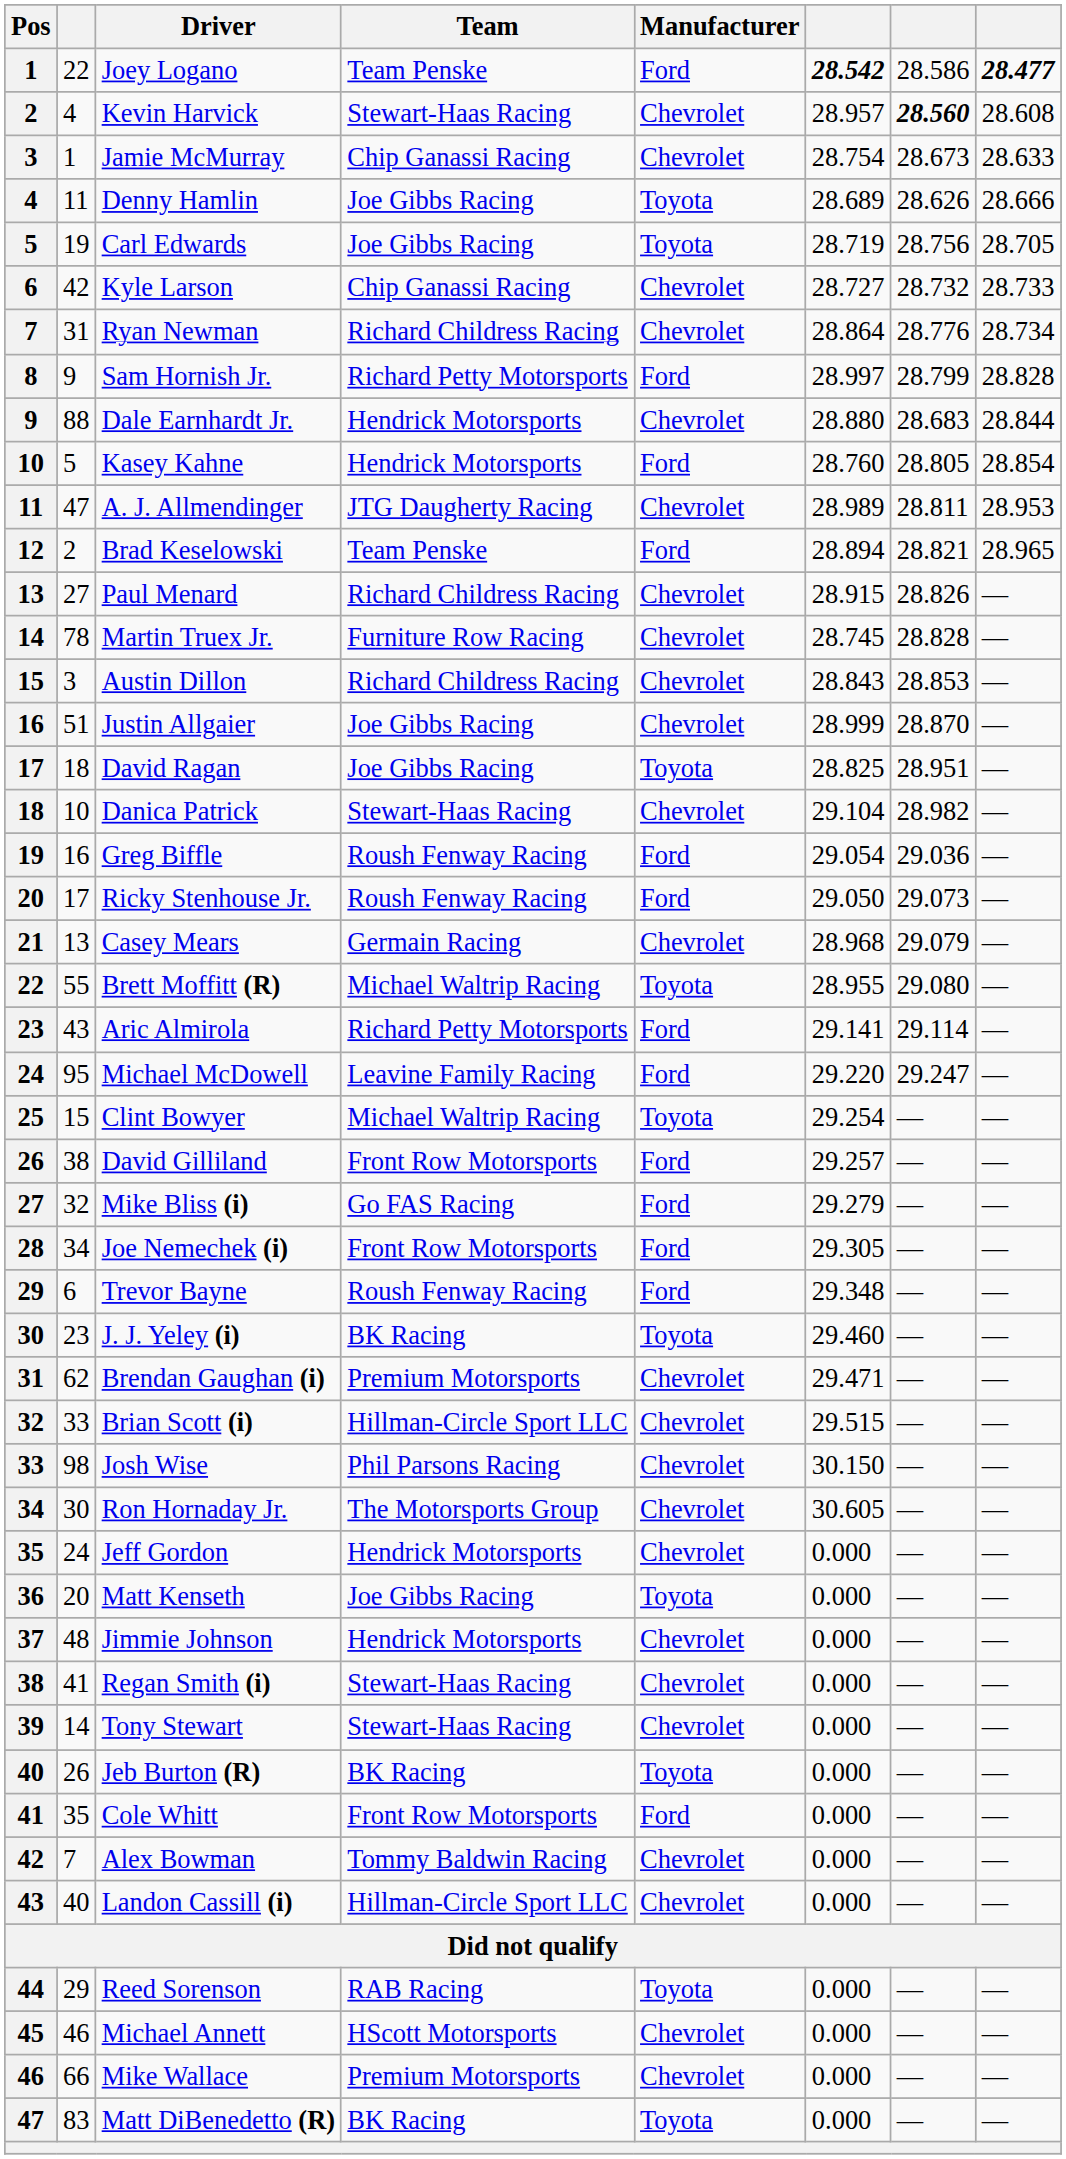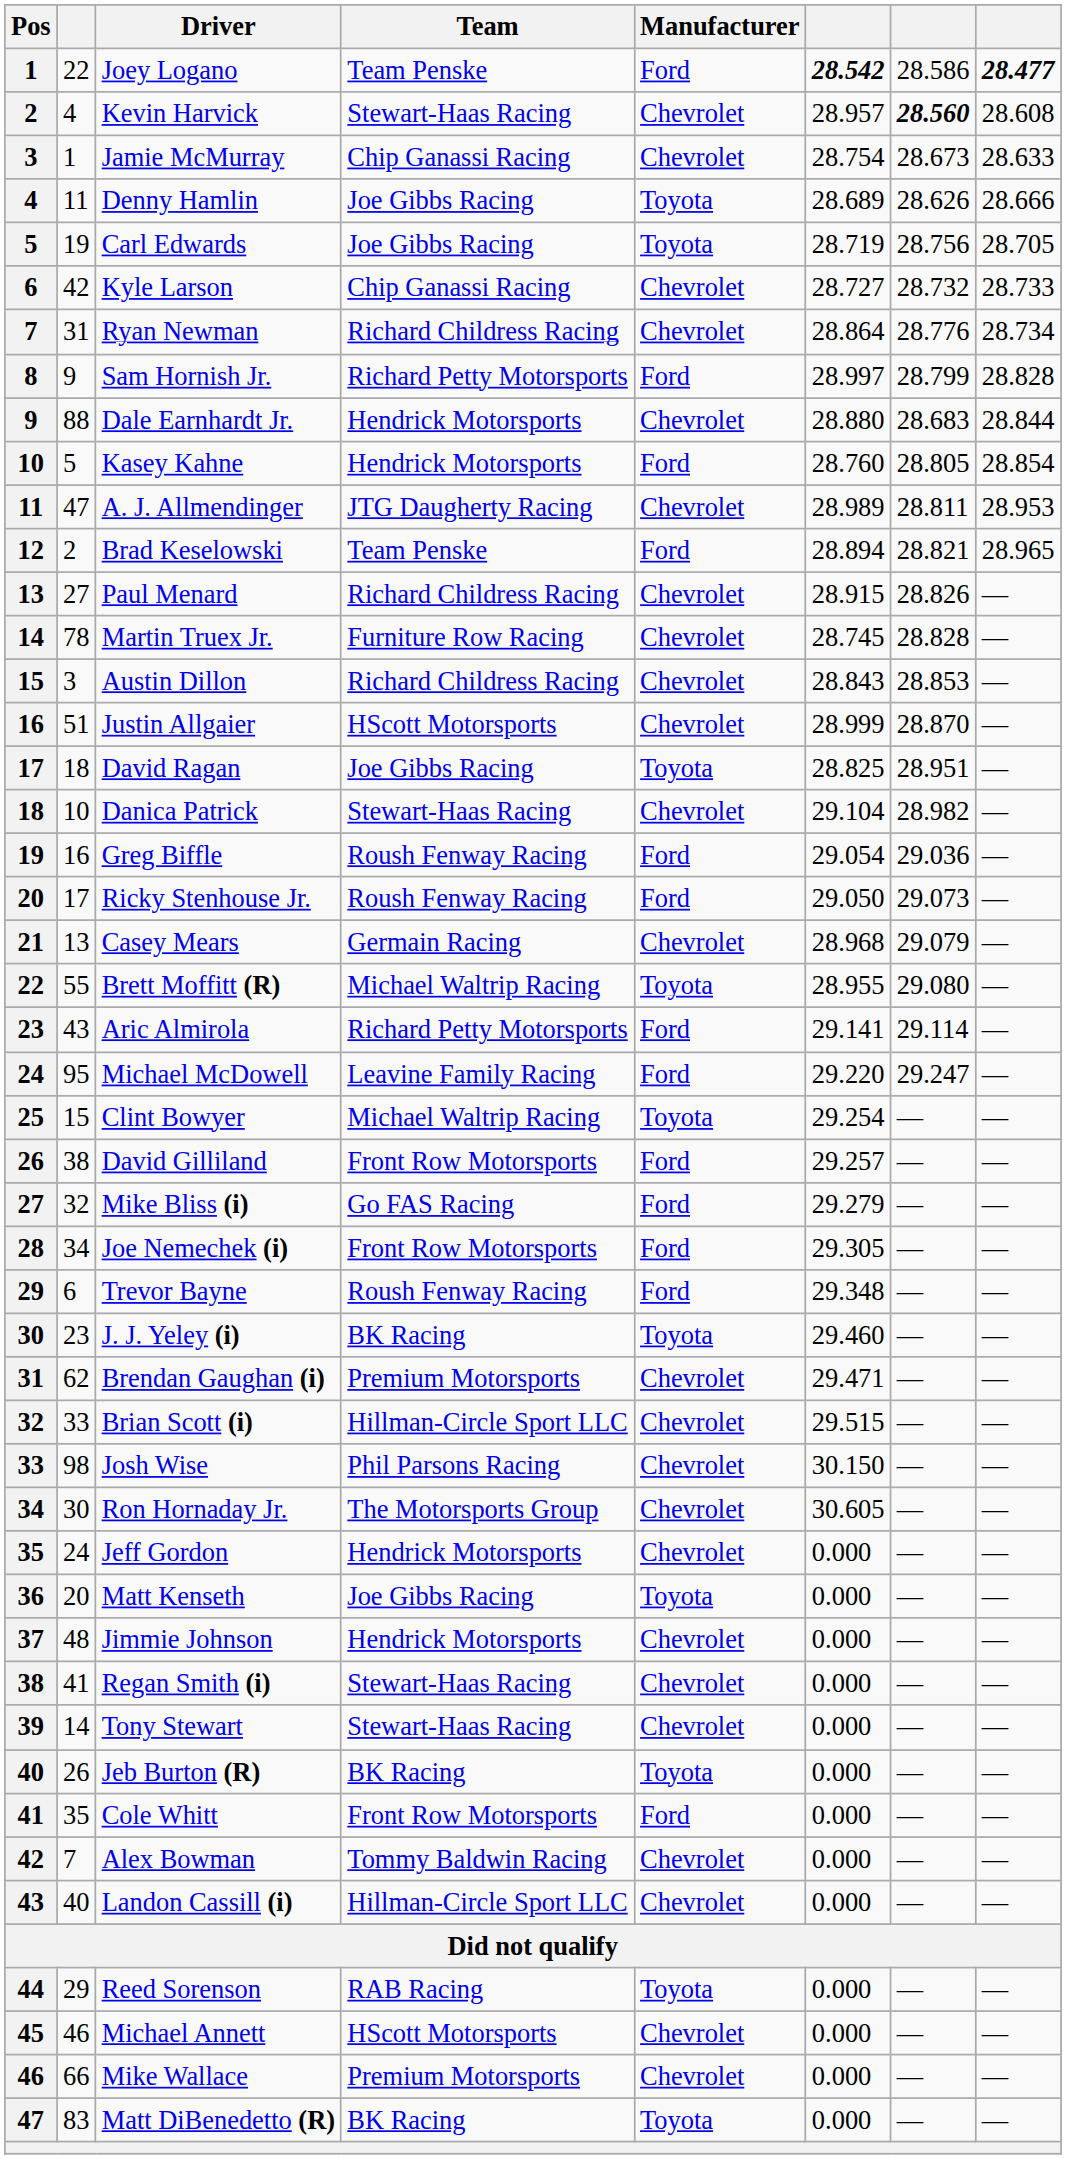(441, 724) Joe Gibbs Racing -> (452, 724) HScott Motorsports
